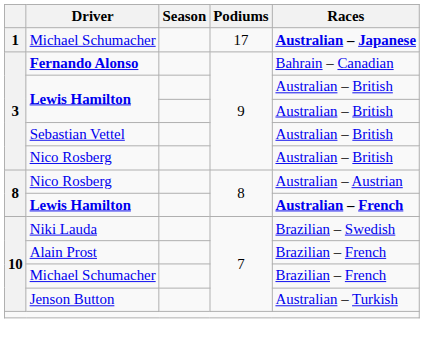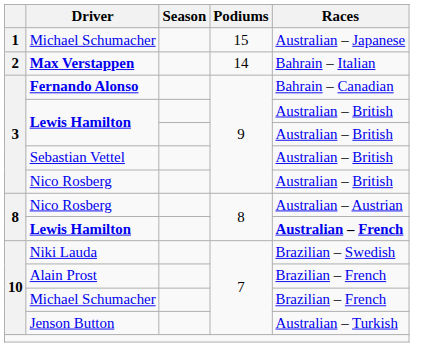(241, 39) 17 -> (241, 39) 15
(346, 39) bold -> (340, 39) normal
+ row: (15, 63)
